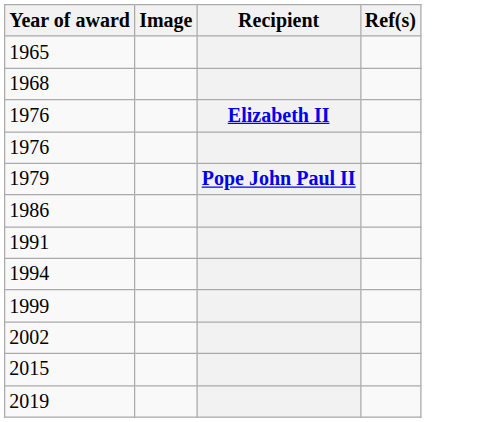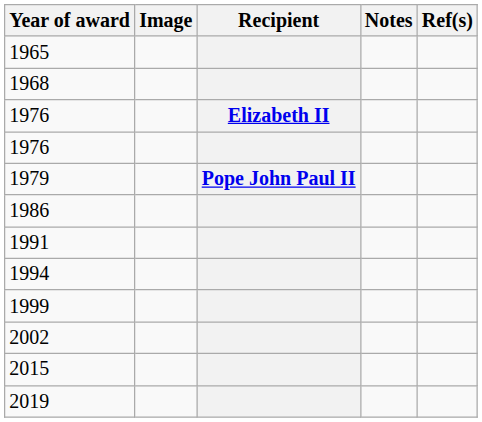+ column: (389, 20)
